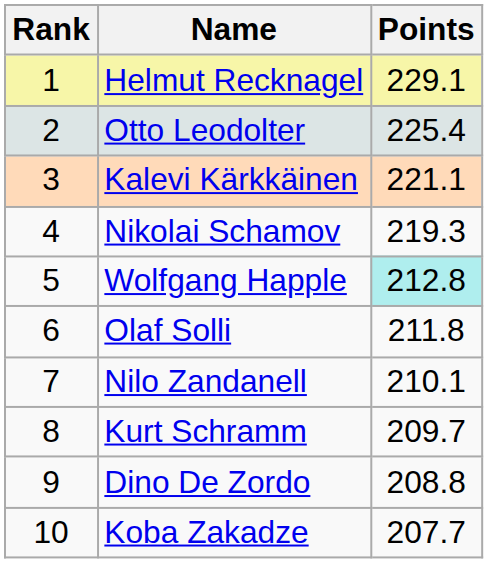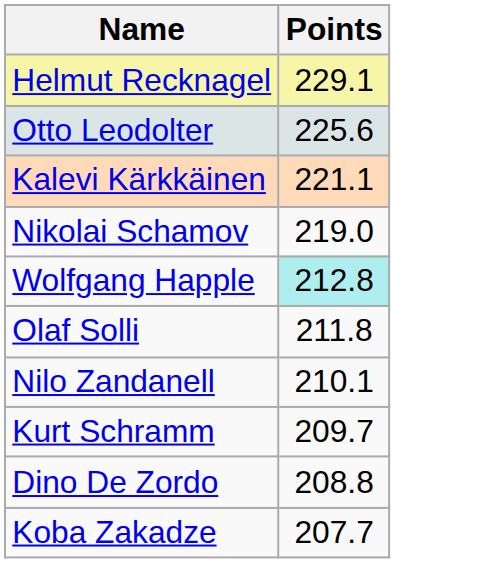- column: (51, 29)
(426, 130) 225.4 -> (334, 130) 225.6
(426, 230) 219.3 -> (334, 230) 219.0
